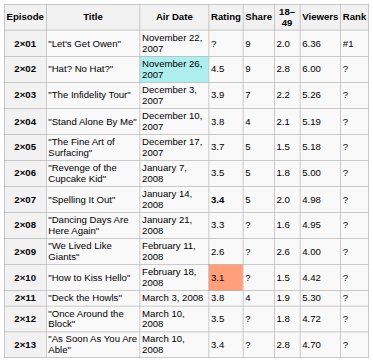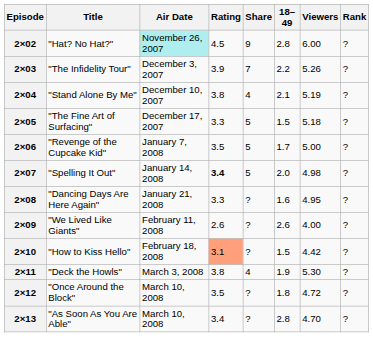- row: (25, 43)
(218, 147) 3.7 -> (218, 121) 3.3
(283, 173) 1.8 -> (283, 147) 1.7
